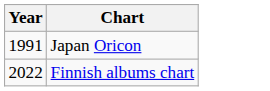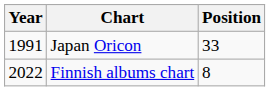+ column: (232, 18)
